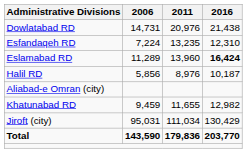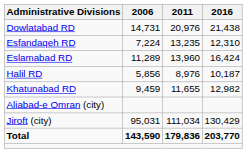(225, 58) bold -> (225, 58) normal
rows swapped: (41, 105) <-> (55, 89)
